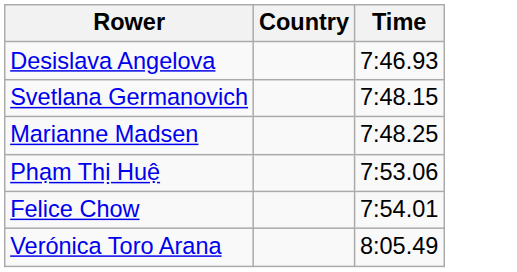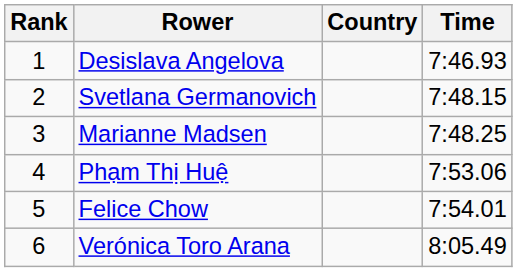+ column: (39, 23)
